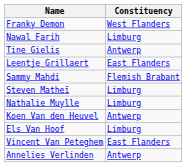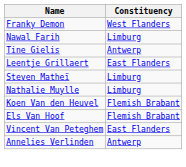- row: (33, 77)
(124, 116) Antwerp -> (144, 103) Flemish Brabant
(124, 129) Limburg -> (144, 116) Flemish Brabant
